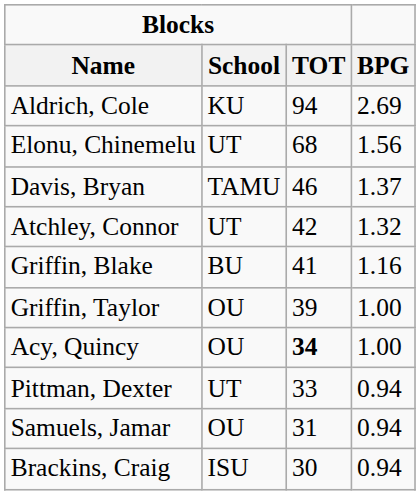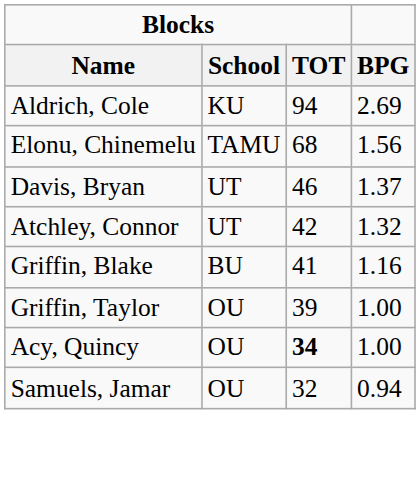(224, 145) UT -> (244, 145) TAMU
(244, 186) TAMU -> (224, 186) UT
- row: (91, 387)
(305, 428) 31 -> (305, 387) 32
- row: (90, 468)
